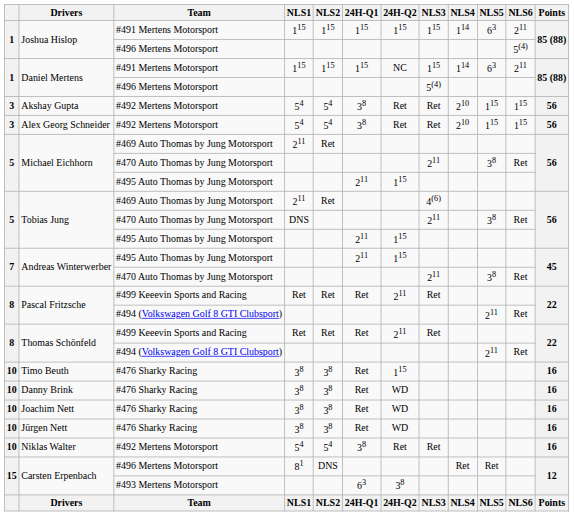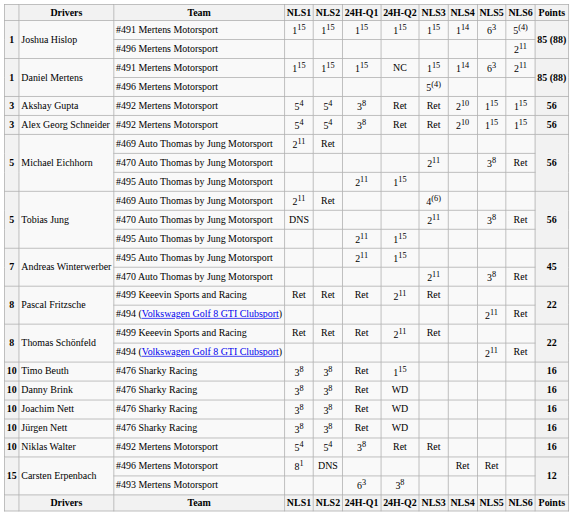(521, 29) 211 -> (521, 29) 5(4)
(521, 48) 5(4) -> (521, 48) 211
